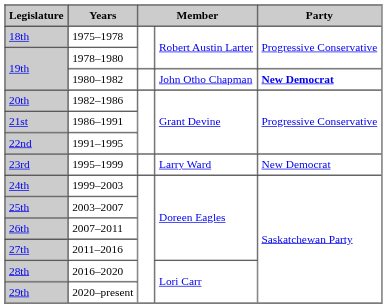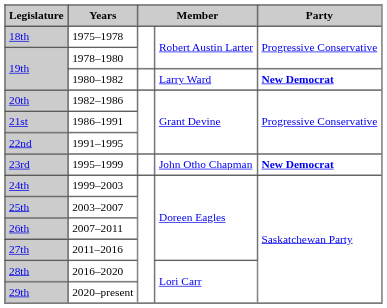(206, 79) John Otho Chapman -> (185, 79) Larry Ward
(185, 164) Larry Ward -> (206, 164) John Otho Chapman
(296, 164) normal -> (298, 164) bold
